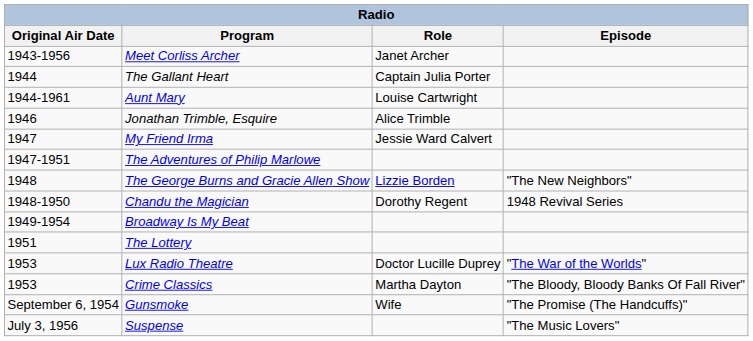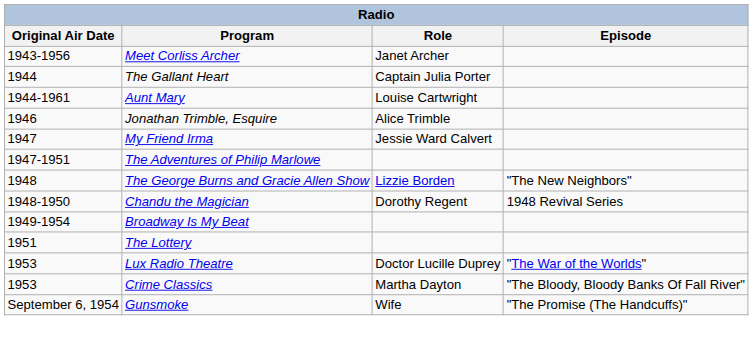- row: (154, 326)
